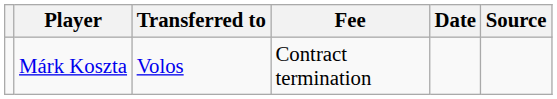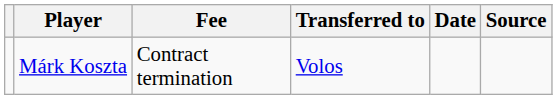columns swapped: (201, 20) <-> (350, 20)
